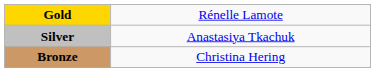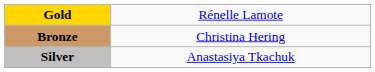rows swapped: (57, 36) <-> (57, 57)
